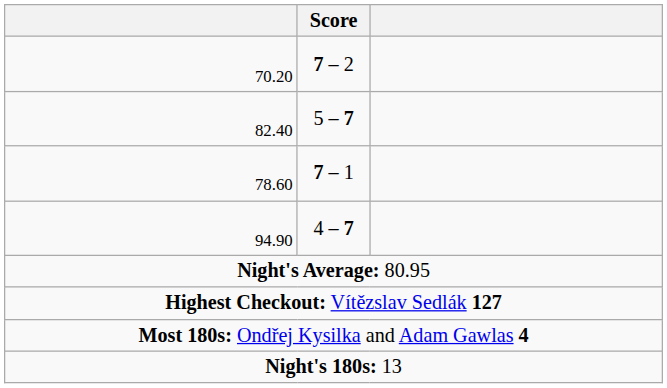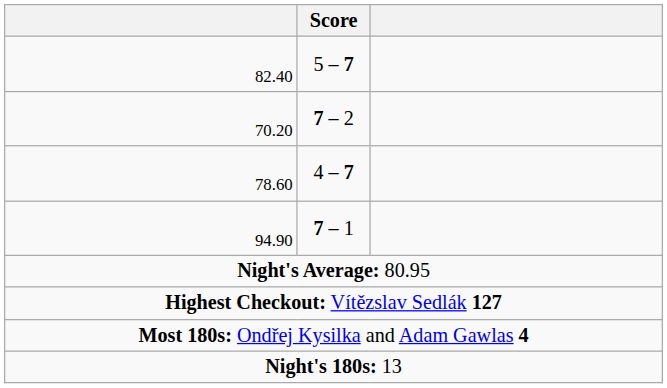rows swapped: (274, 131) <-> (274, 76)
(334, 173) 7 – 1 -> (334, 173) 4 – 7
(334, 227) 4 – 7 -> (334, 227) 7 – 1
